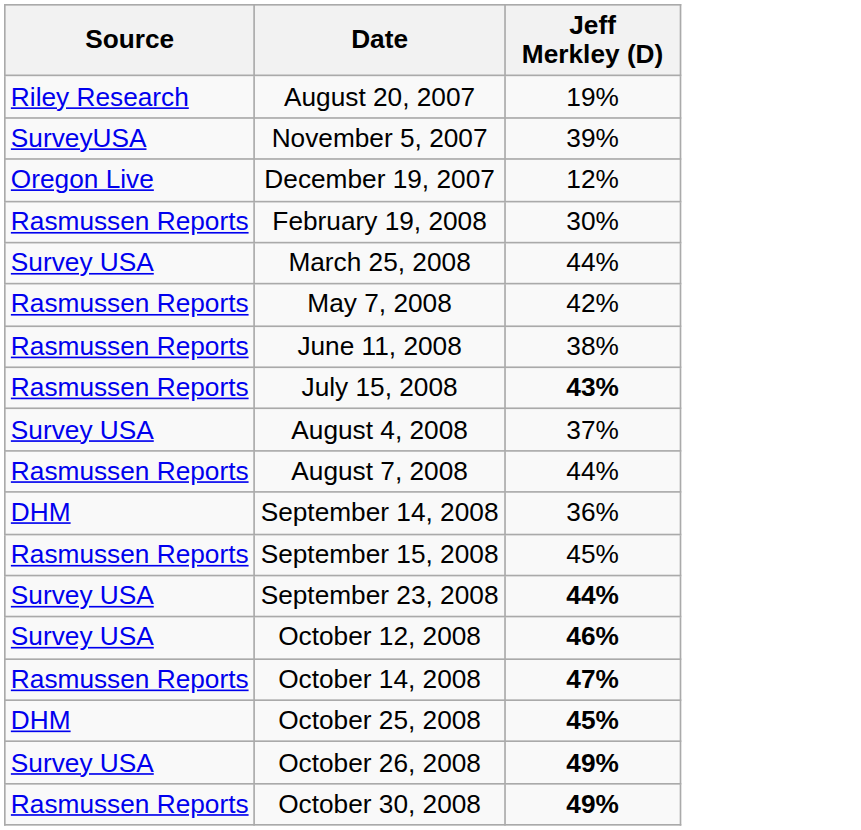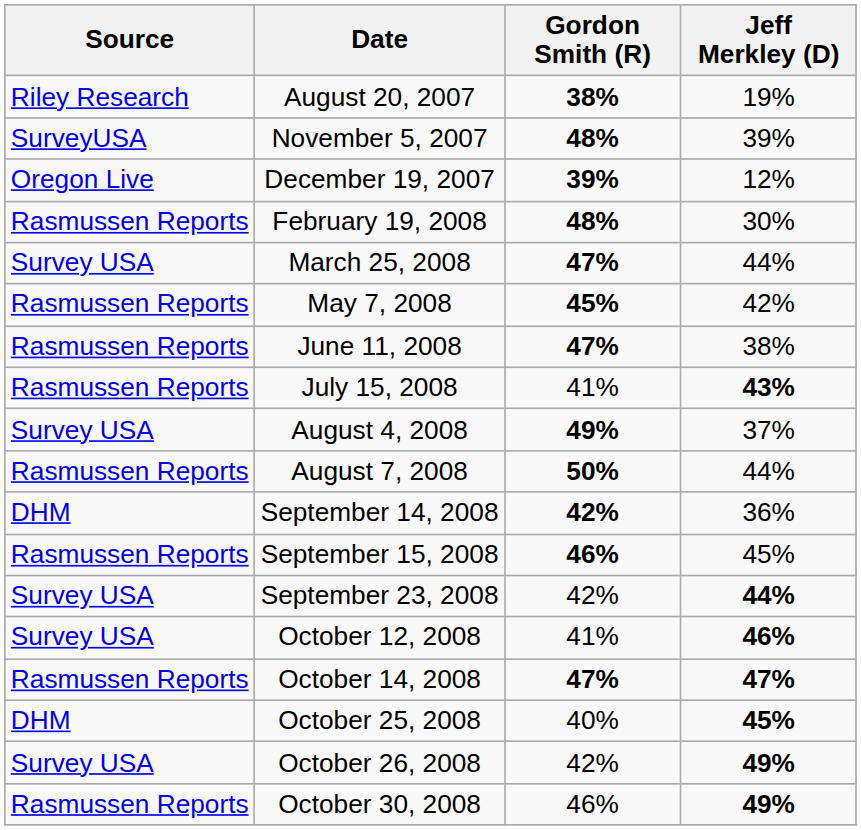+ column: (593, 40)
